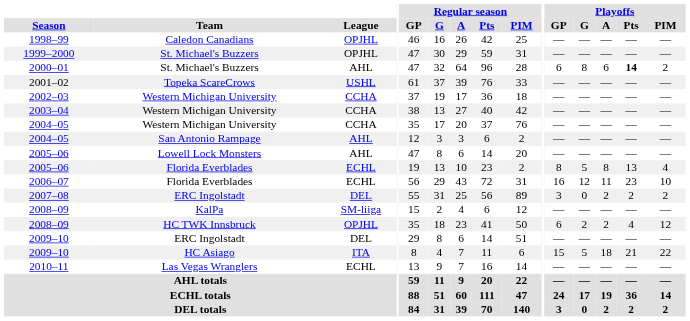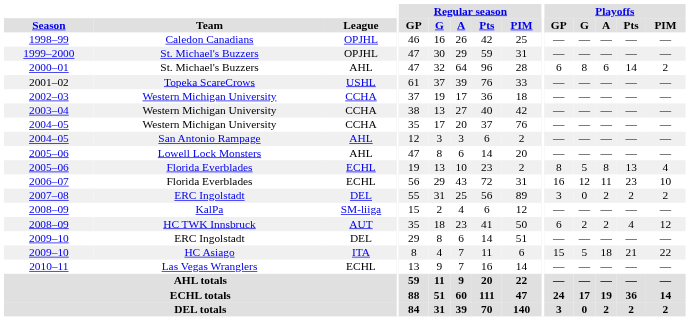(631, 68) bold -> (631, 68) normal
(361, 224) OPJHL -> (361, 224) AUT
